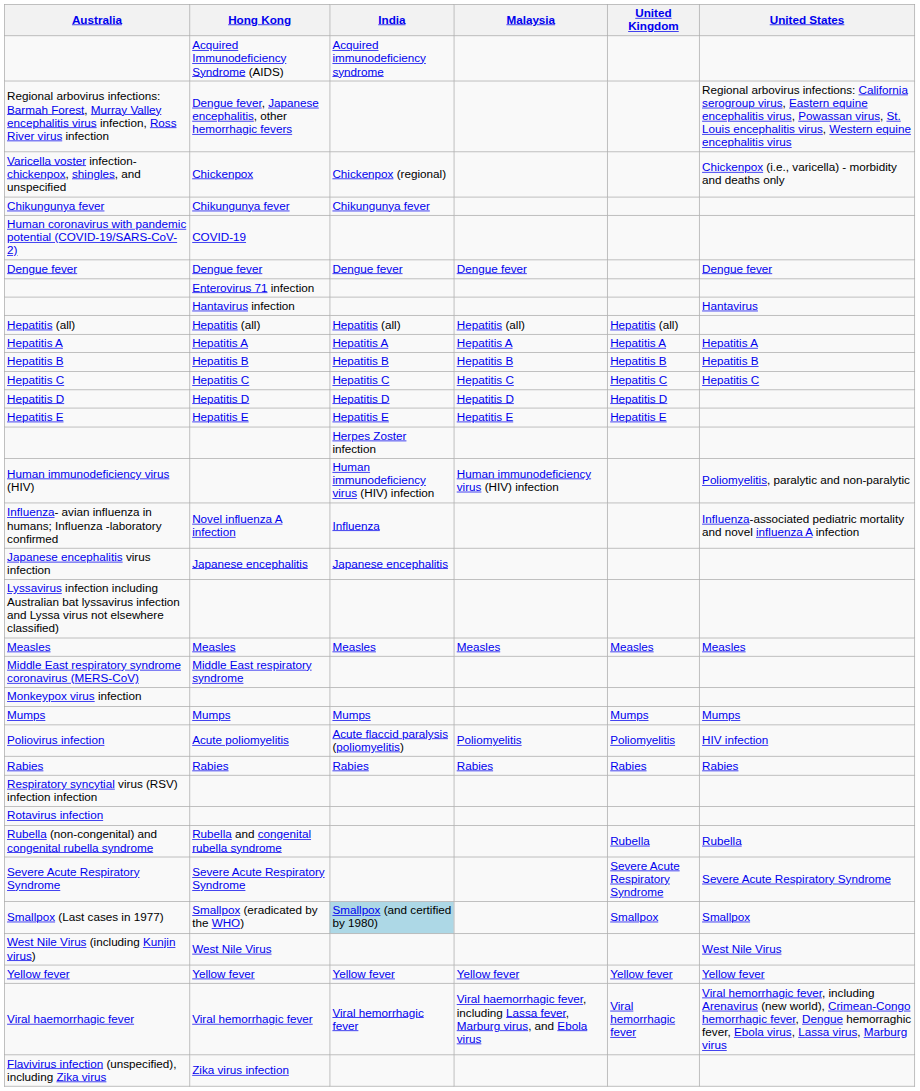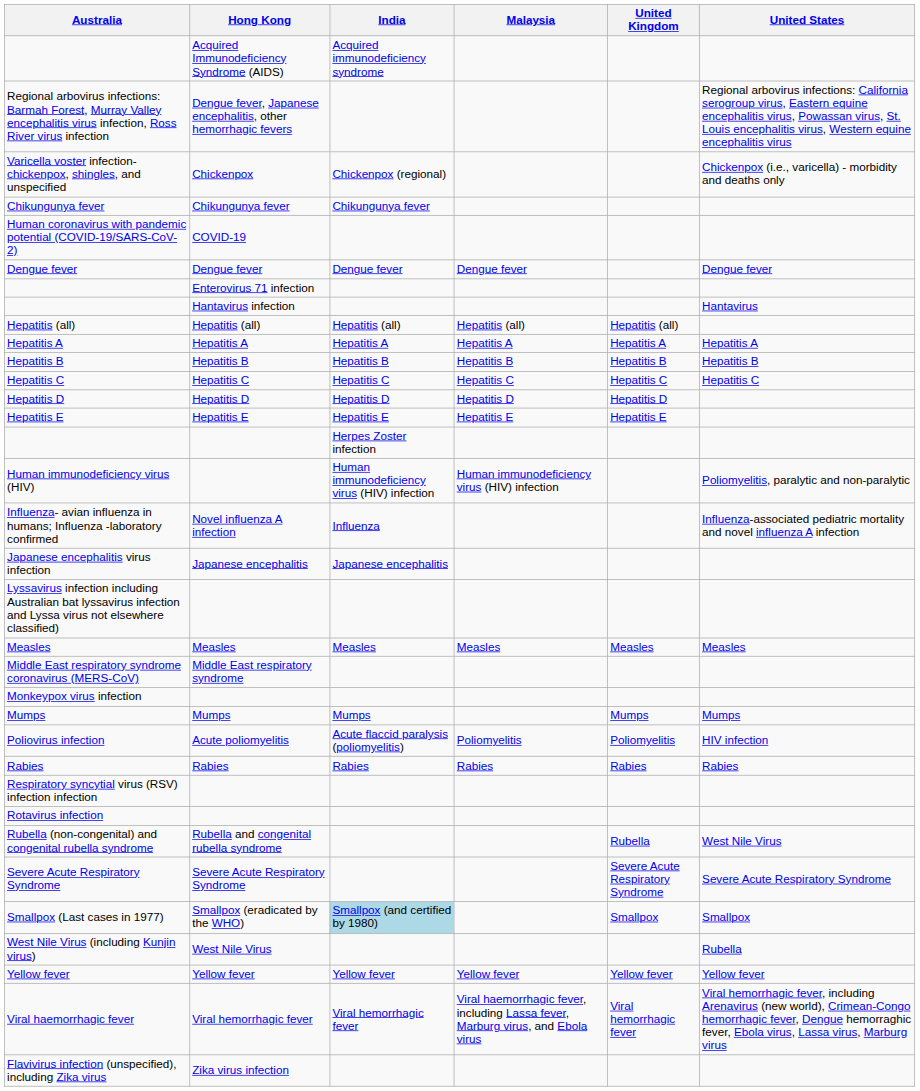(722, 841) Rubella -> (742, 841) West Nile Virus
(742, 949) West Nile Virus -> (722, 949) Rubella
